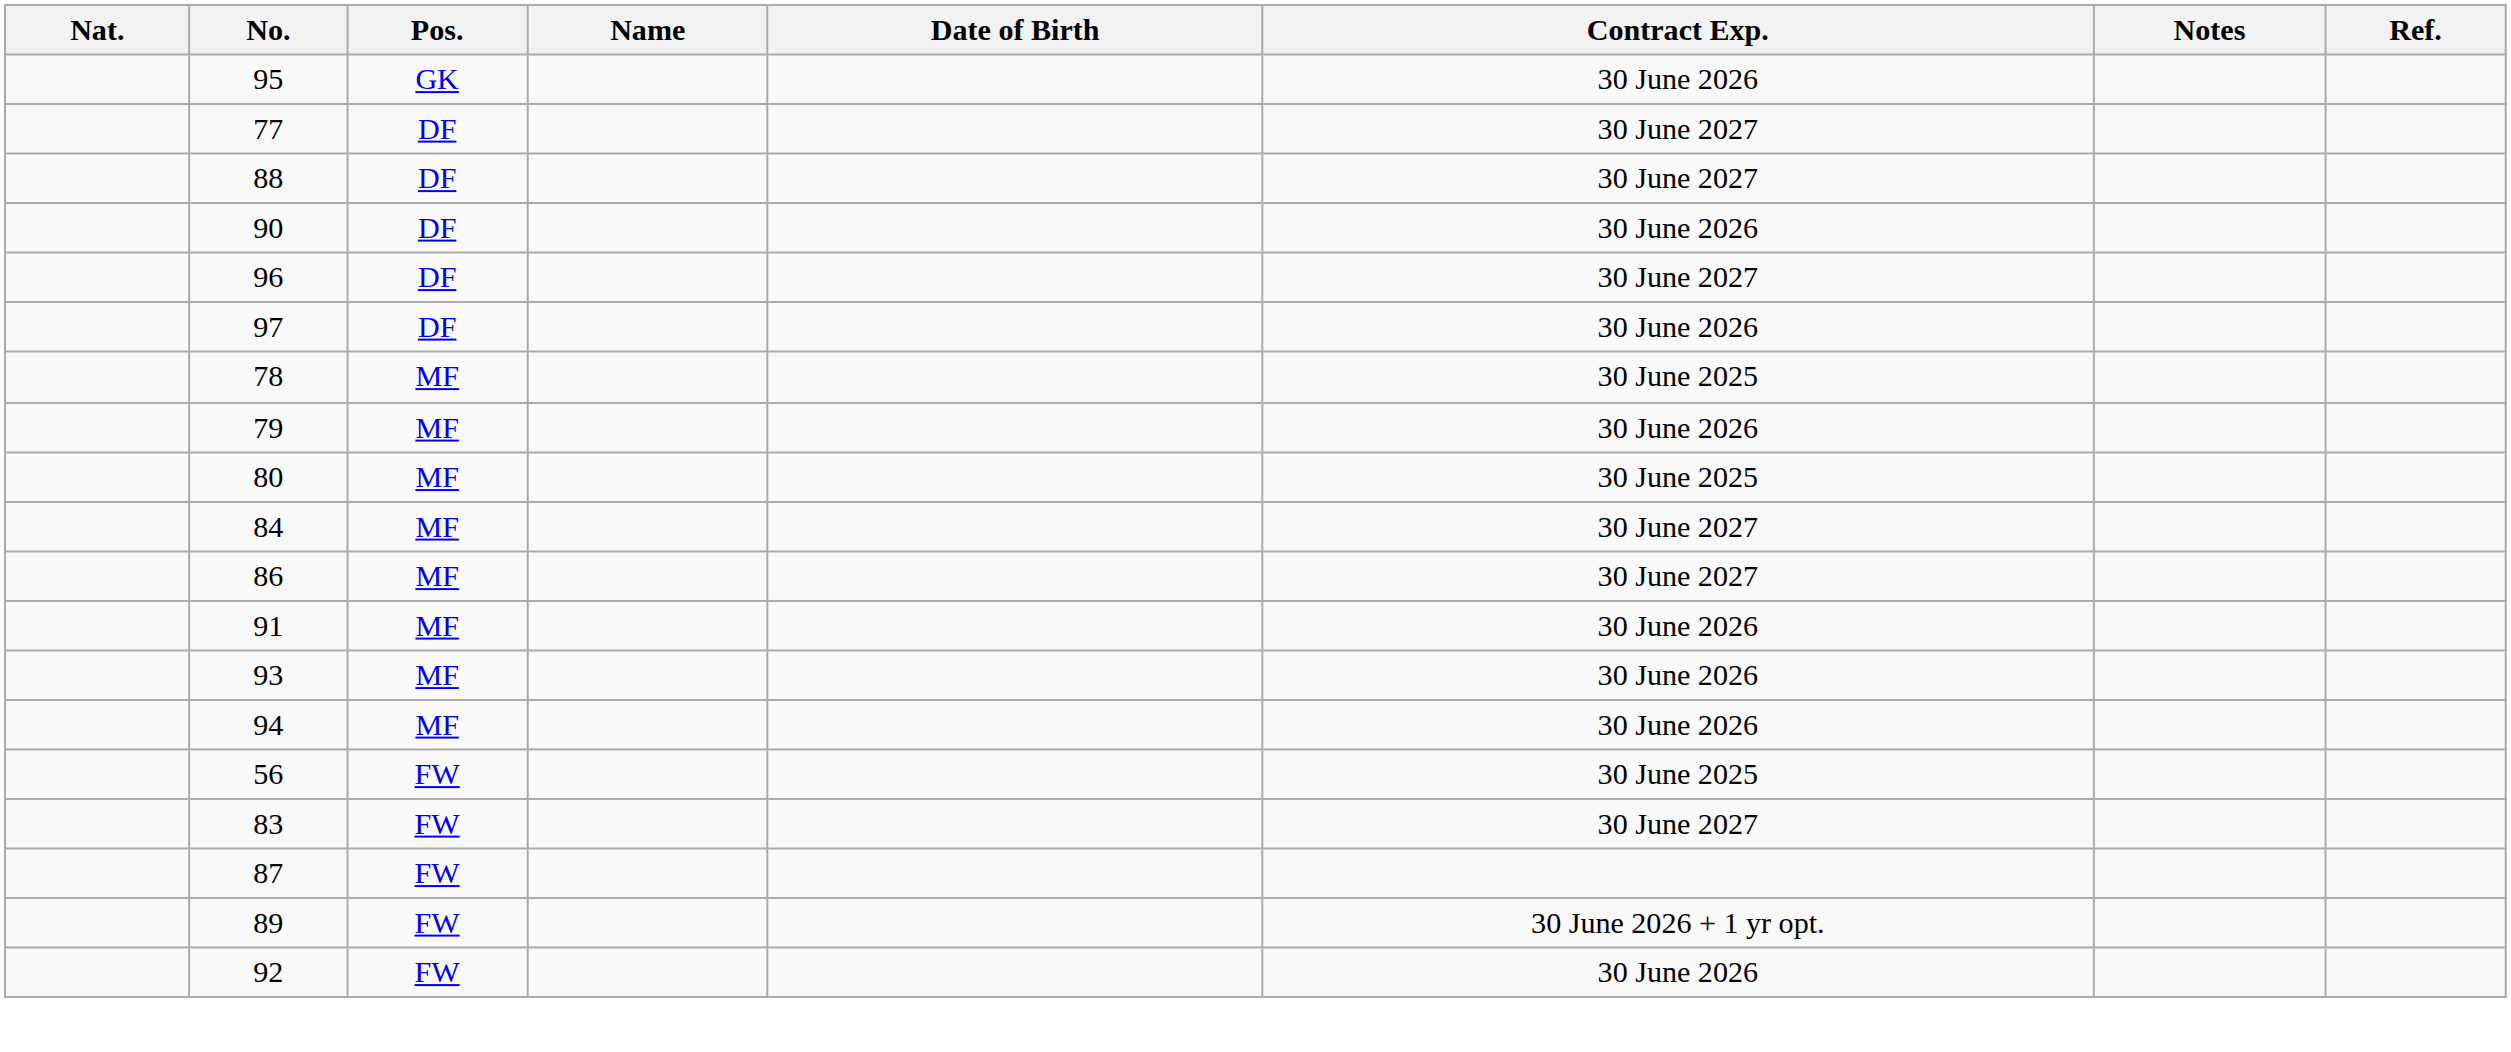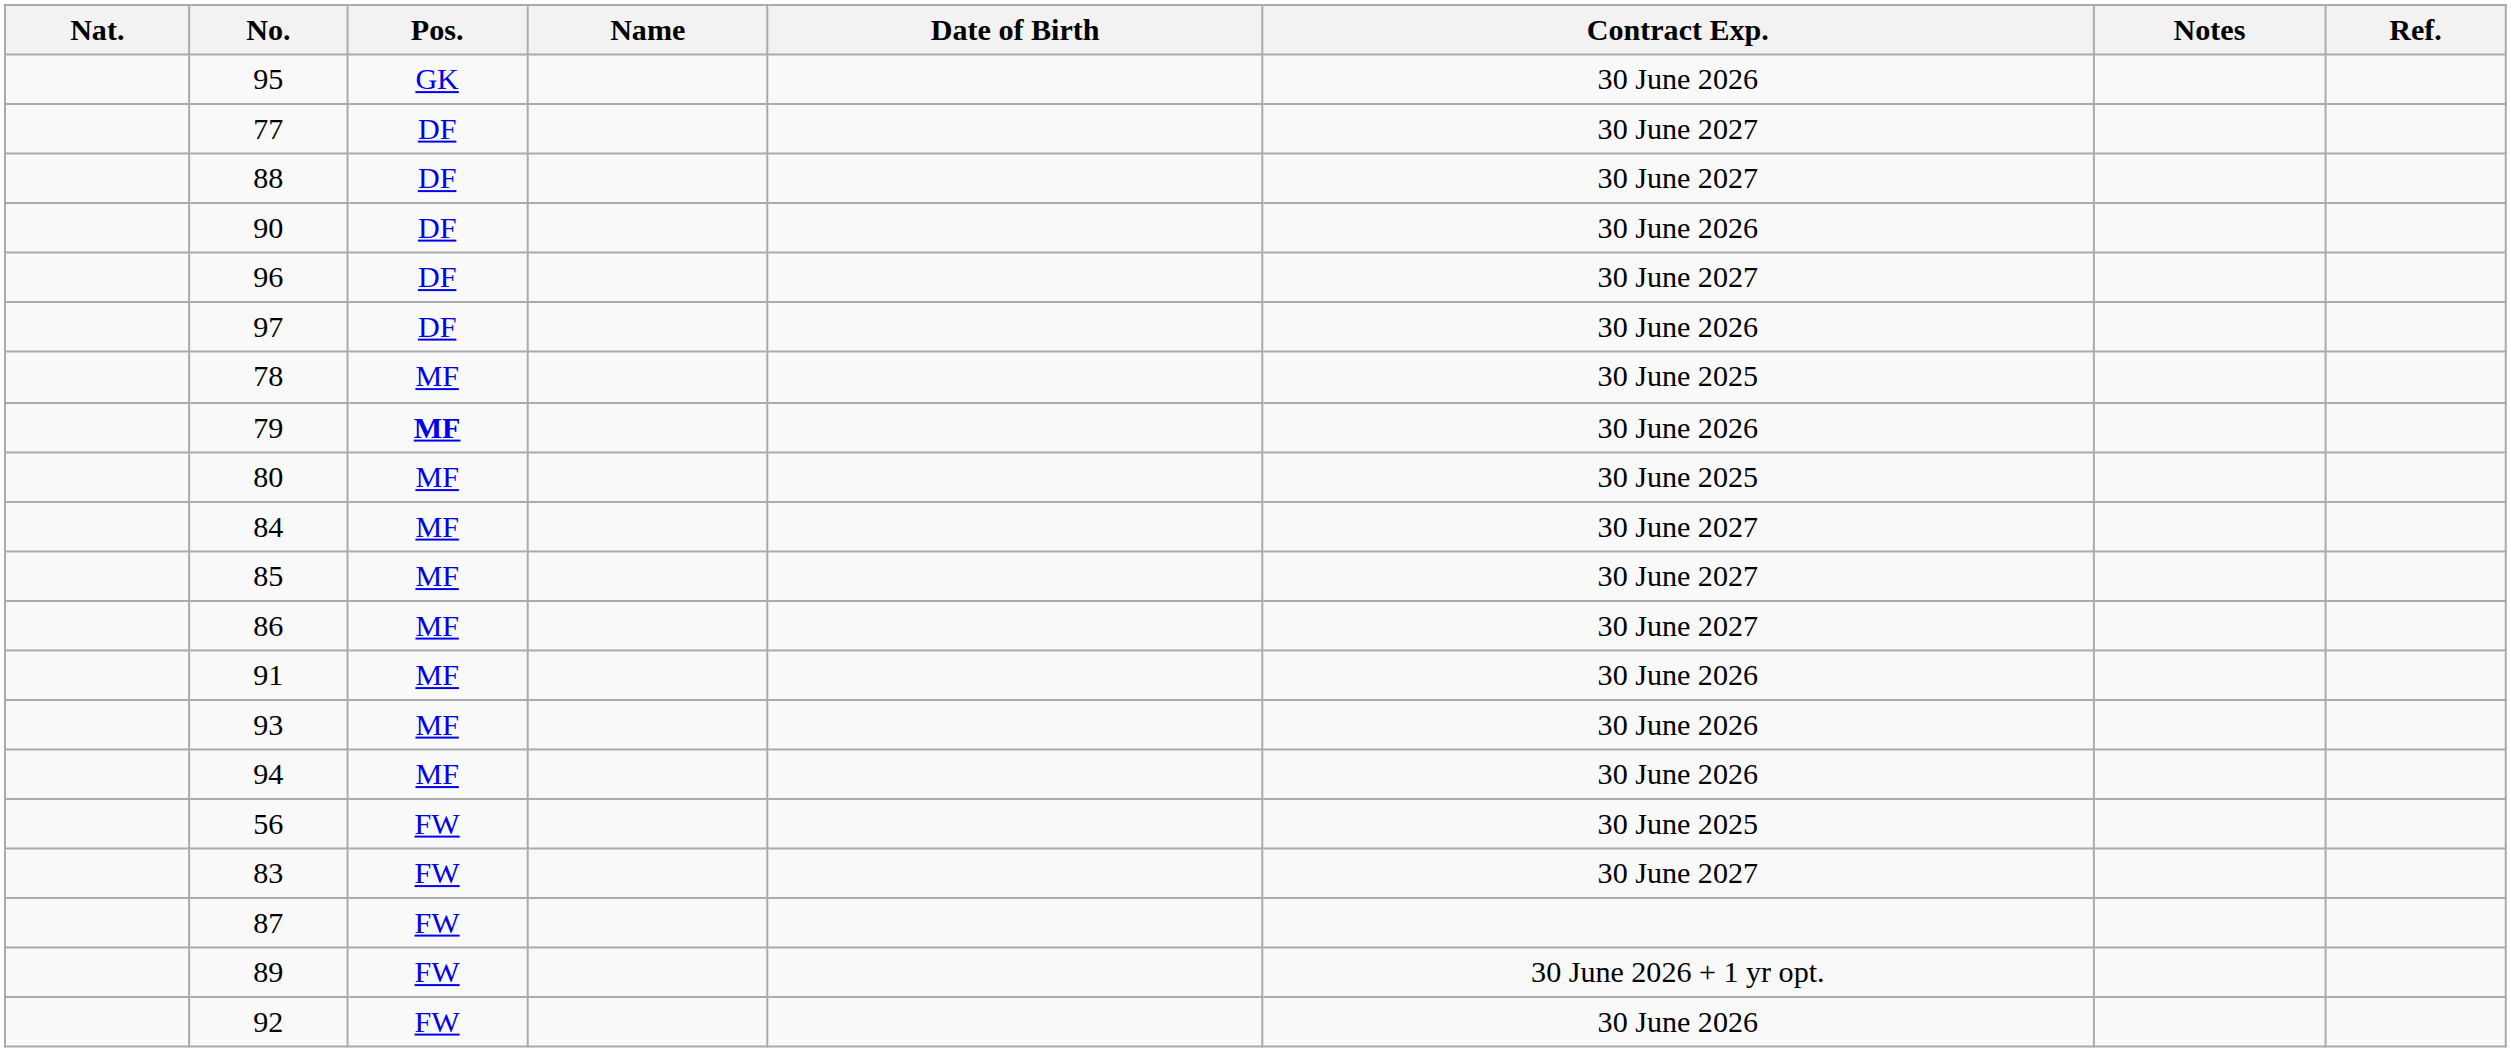(437, 426) normal -> (437, 426) bold
+ row: (268, 575)
